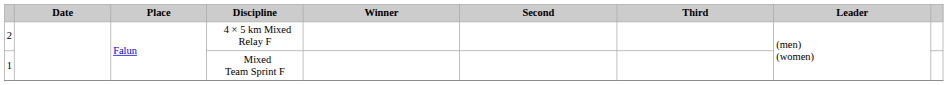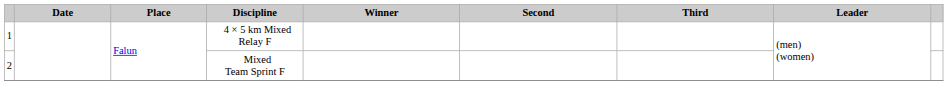(9, 35) 2 -> (9, 35) 1
(9, 65) 1 -> (9, 65) 2
